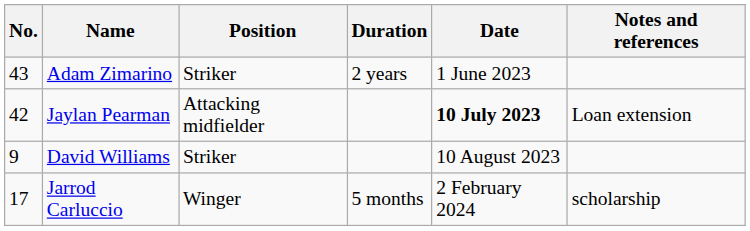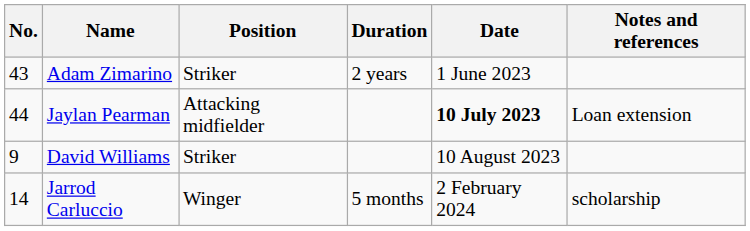(19, 114) 42 -> (19, 114) 44
(19, 198) 17 -> (19, 198) 14
